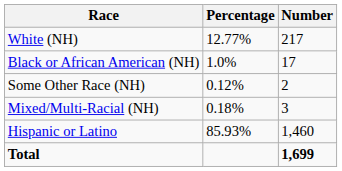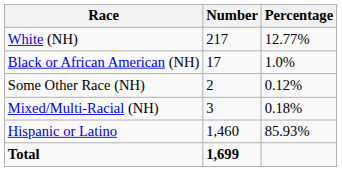columns swapped: (307, 16) <-> (240, 16)
